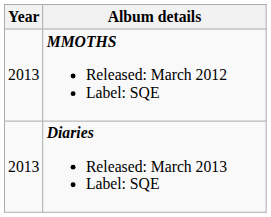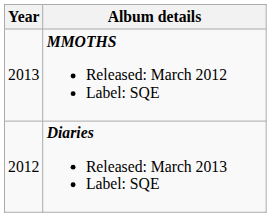(24, 166) 2013 -> (24, 166) 2012
